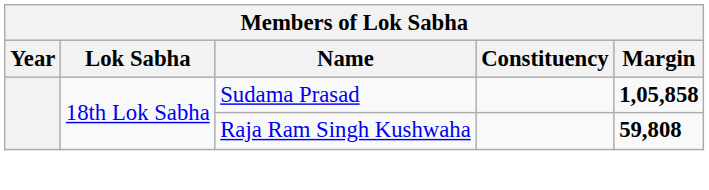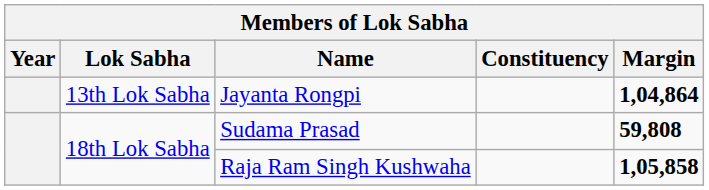+ row: (291, 94)
(659, 94) 1,05,858 -> (650, 130) 59,808
(650, 130) 59,808 -> (659, 166) 1,05,858
